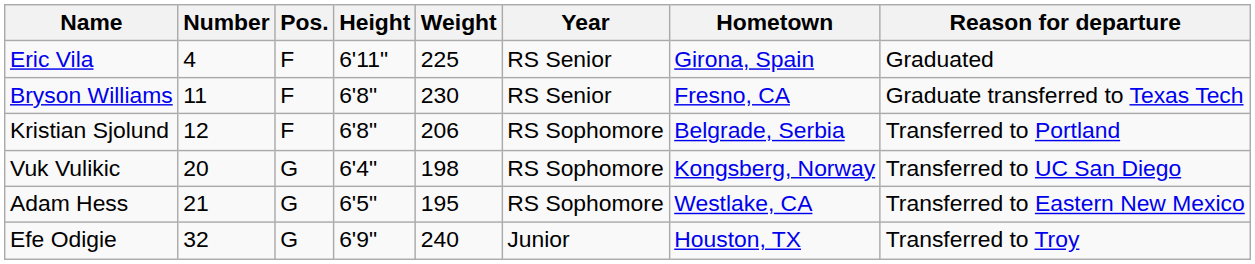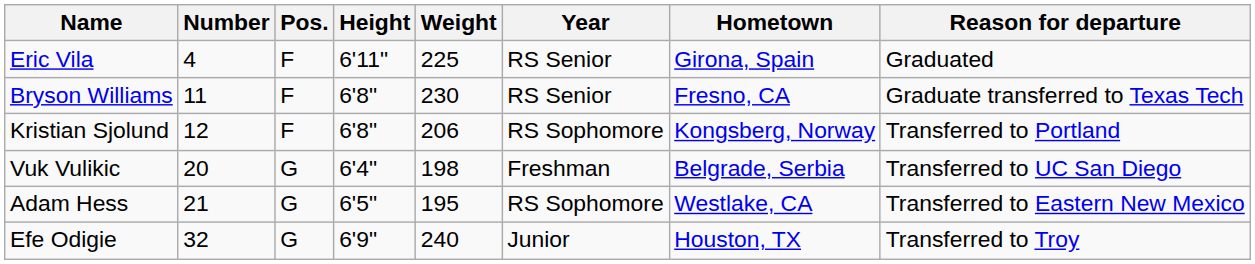(759, 131) Belgrade, Serbia -> (775, 131) Kongsberg, Norway
(585, 167) RS Sophomore -> (559, 167) Freshman
(775, 167) Kongsberg, Norway -> (759, 167) Belgrade, Serbia
